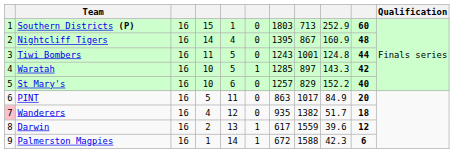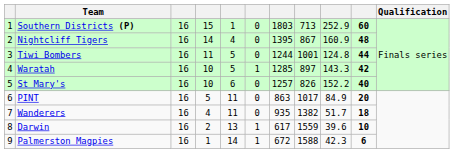(282, 55) 1243 -> (282, 55) 1244
(308, 84) 829 -> (308, 84) 826
(10, 112) pink background -> (10, 112) no background
(233, 112) 12 -> (233, 112) 11
(364, 127) 12 -> (364, 127) 10
